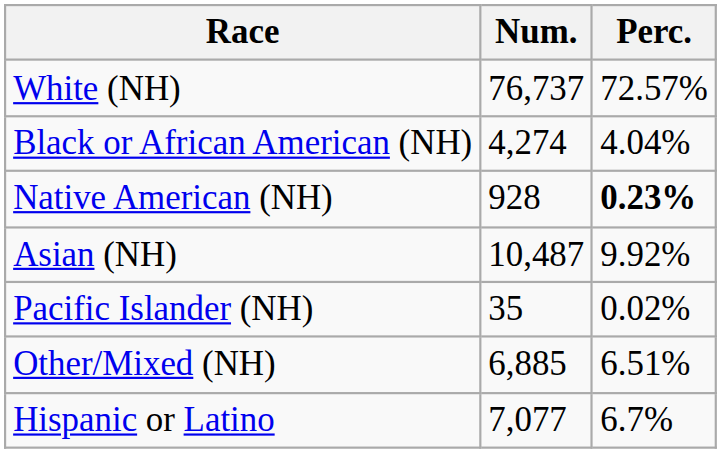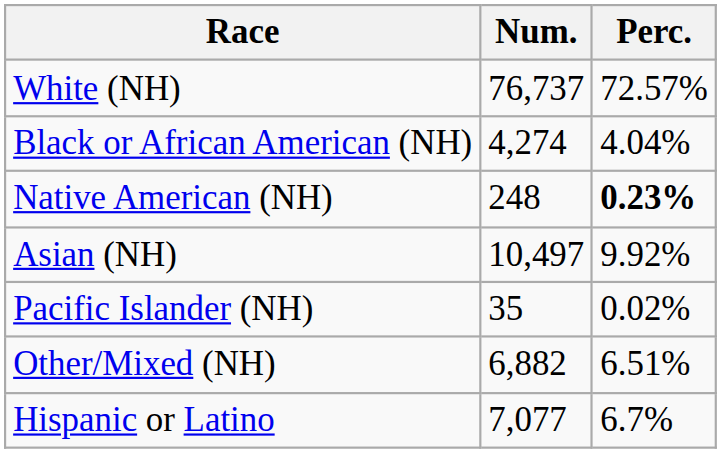(514, 198) 928 -> (514, 198) 248
(536, 253) 10,487 -> (536, 253) 10,497
(528, 364) 6,885 -> (528, 364) 6,882
